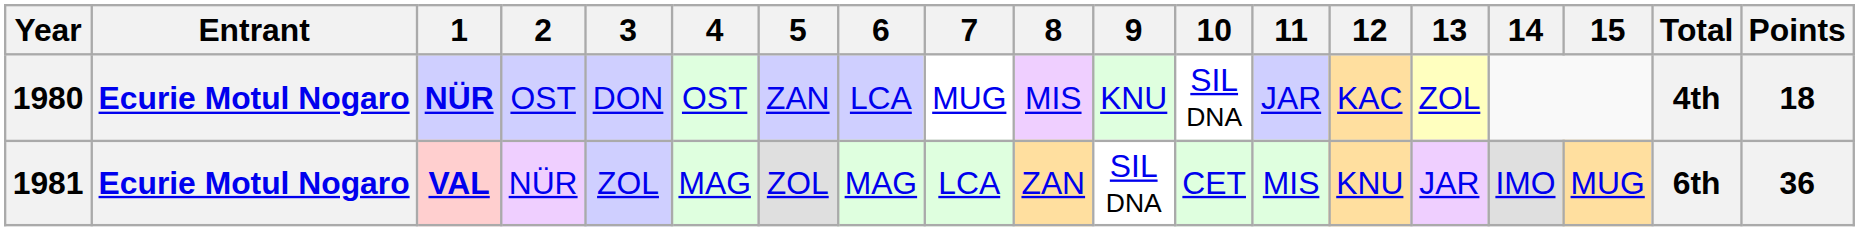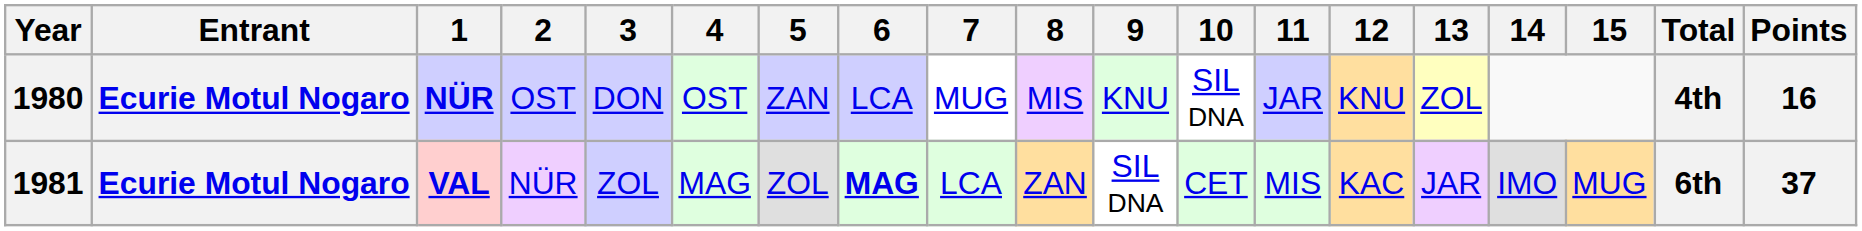(1370, 98) KAC -> (1372, 98) KNU
(1797, 98) 18 -> (1799, 98) 16
(881, 183) normal -> (882, 183) bold
(1370, 183) KNU -> (1372, 183) KAC
(1797, 183) 36 -> (1799, 183) 37
